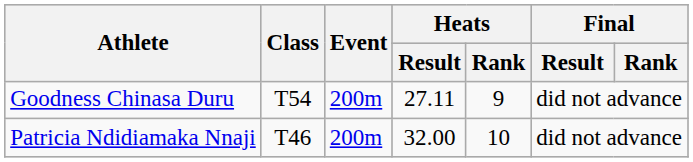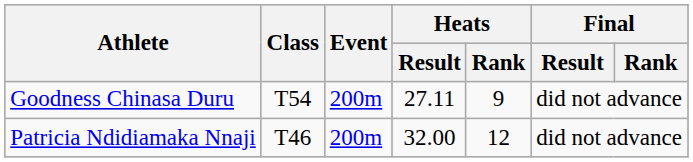(499, 137) 10 -> (499, 137) 12
